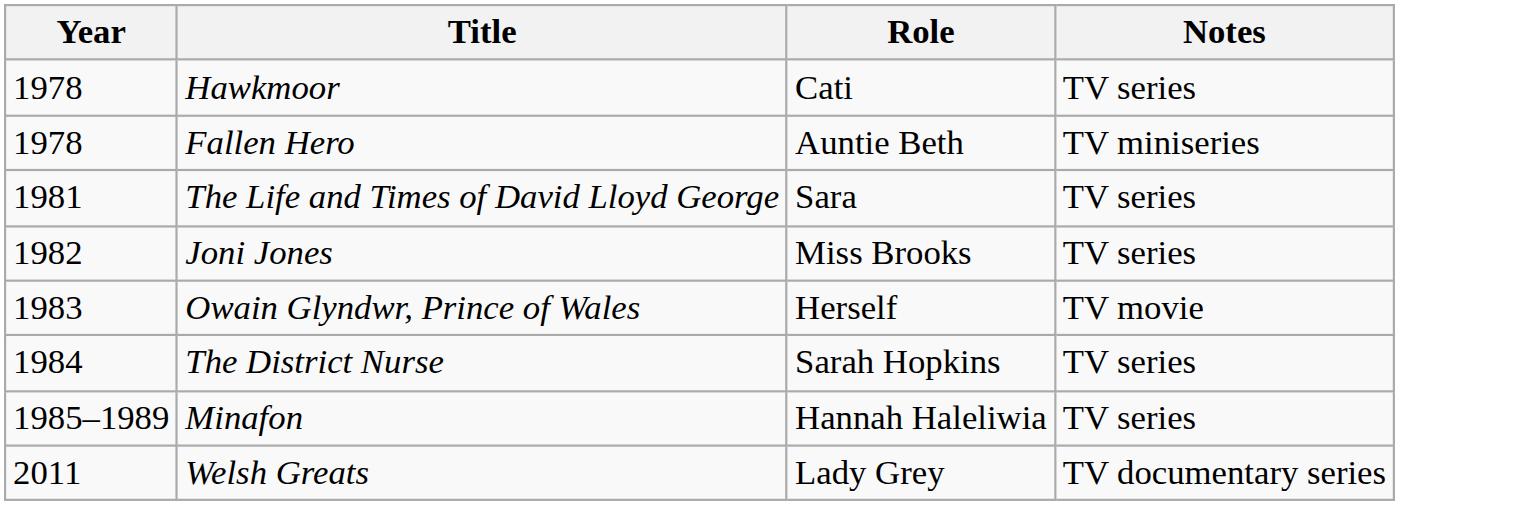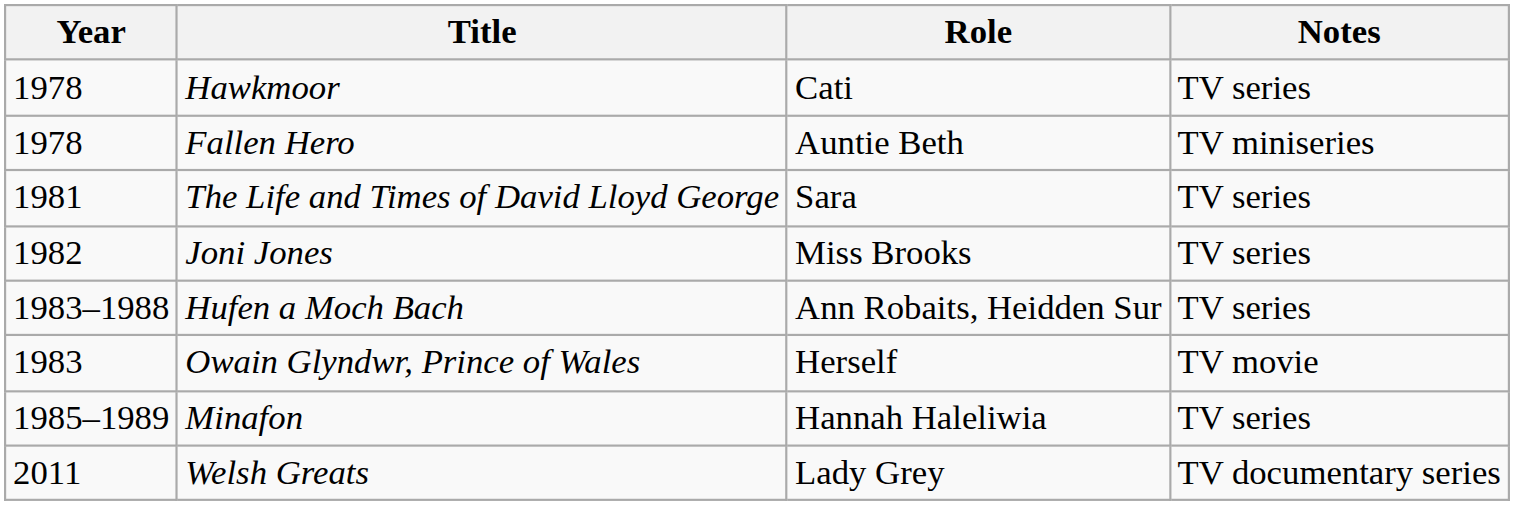+ row: (325, 307)
- row: (315, 362)
